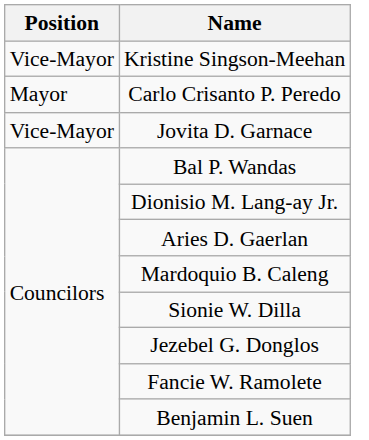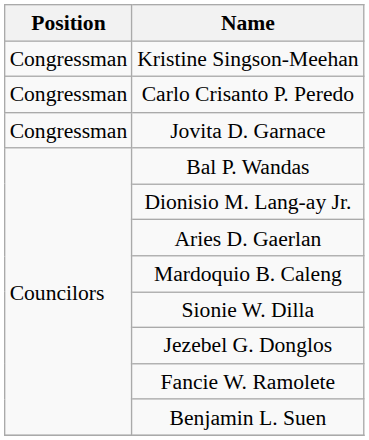(62, 58) Vice-Mayor -> (68, 58) Congressman
(38, 94) Mayor -> (68, 94) Congressman
(62, 130) Vice-Mayor -> (68, 130) Congressman
